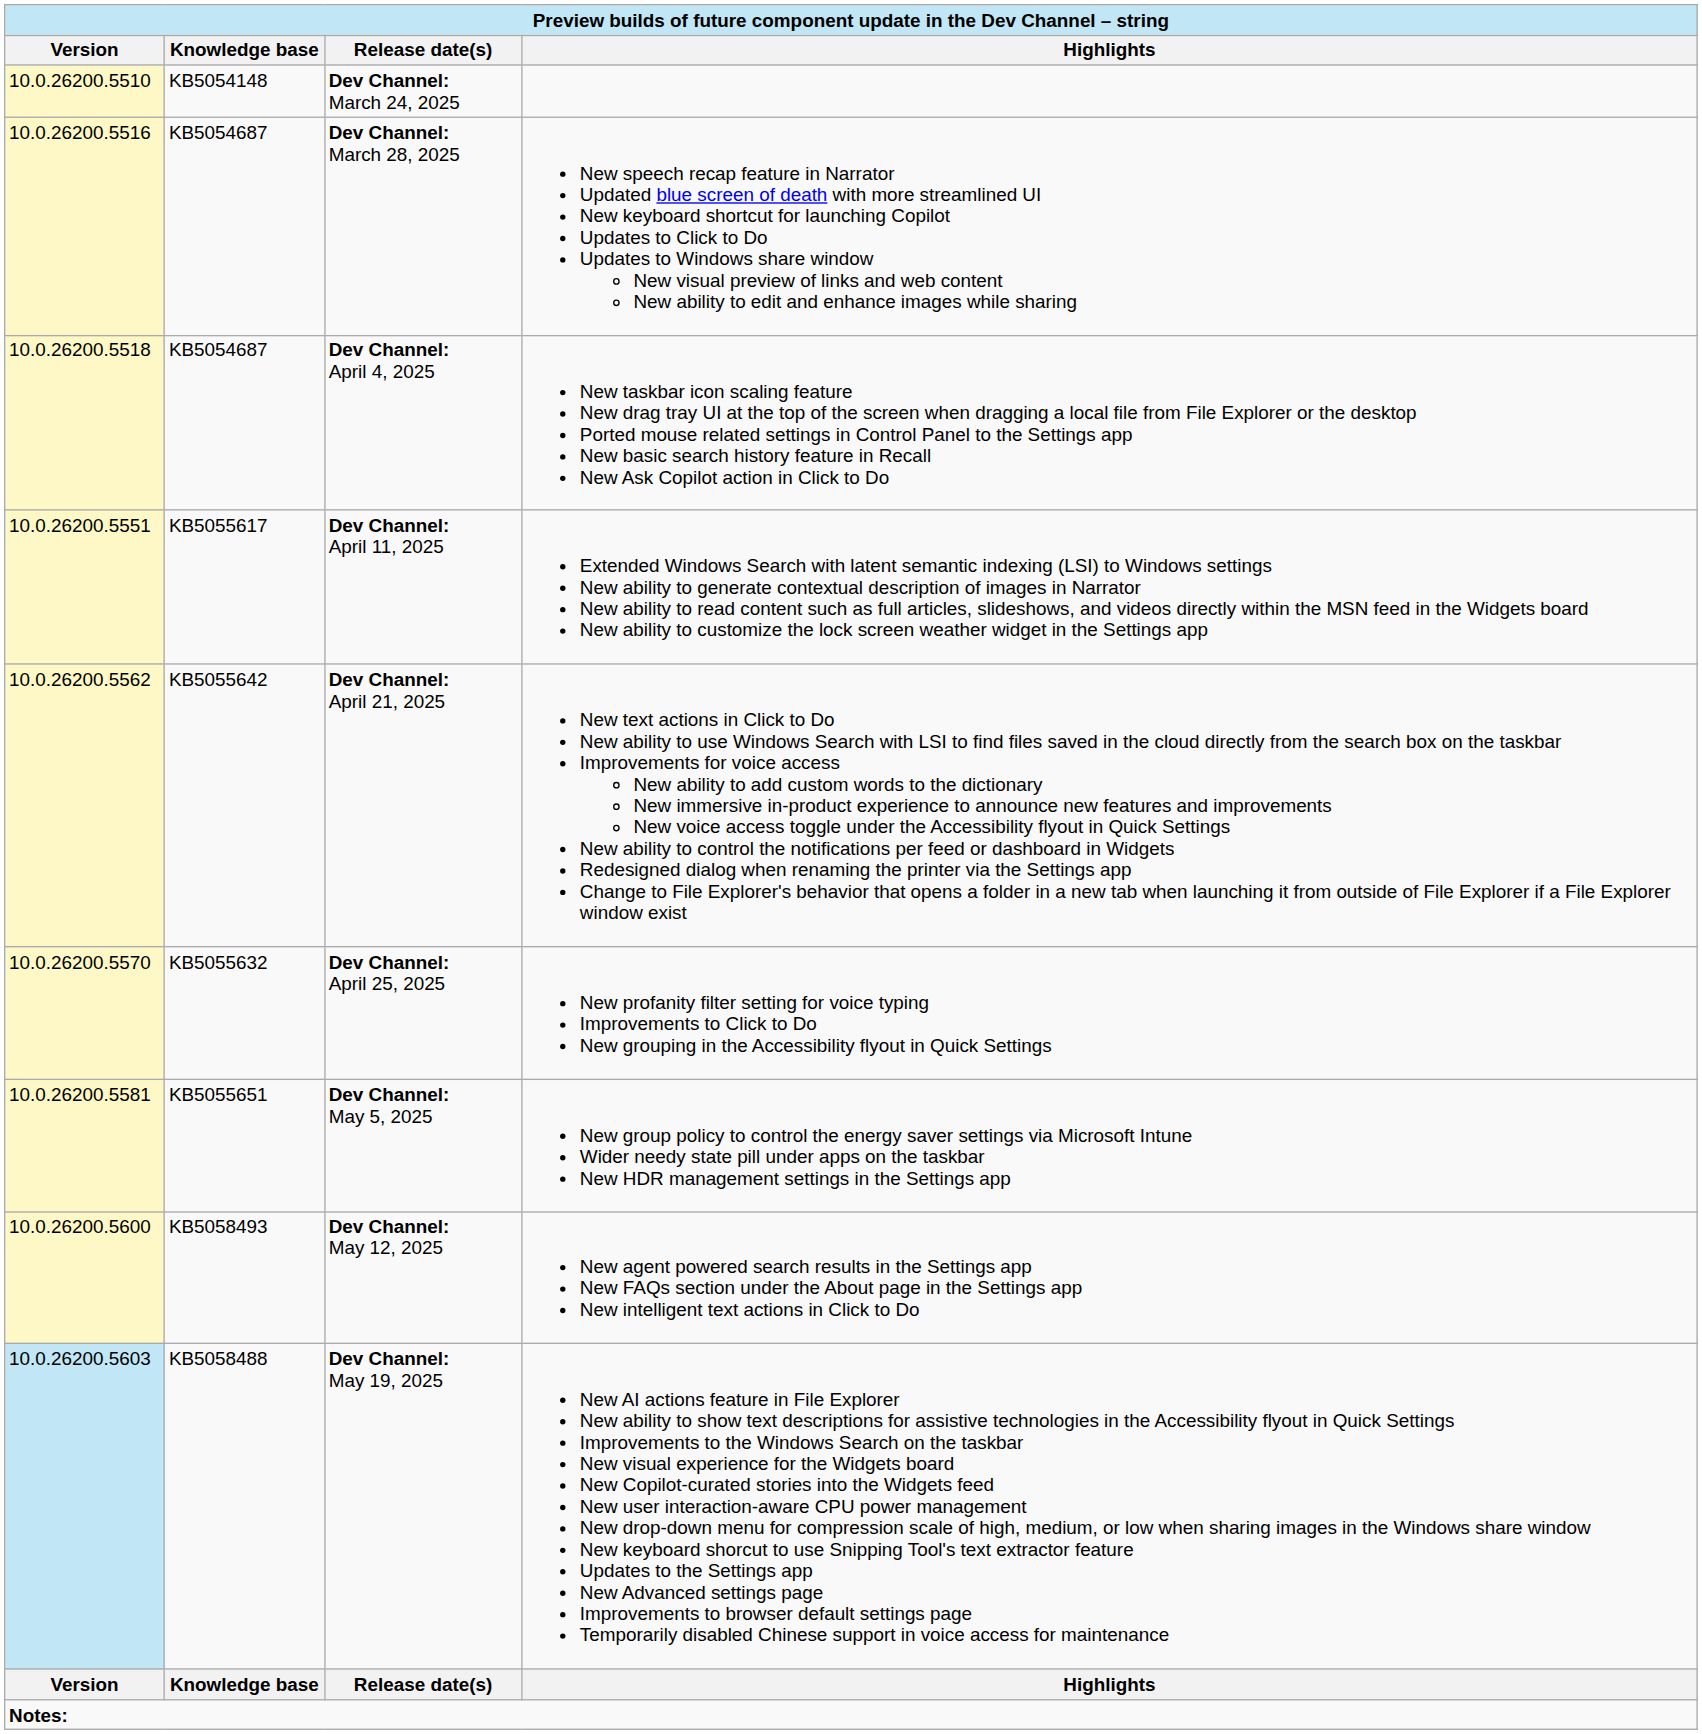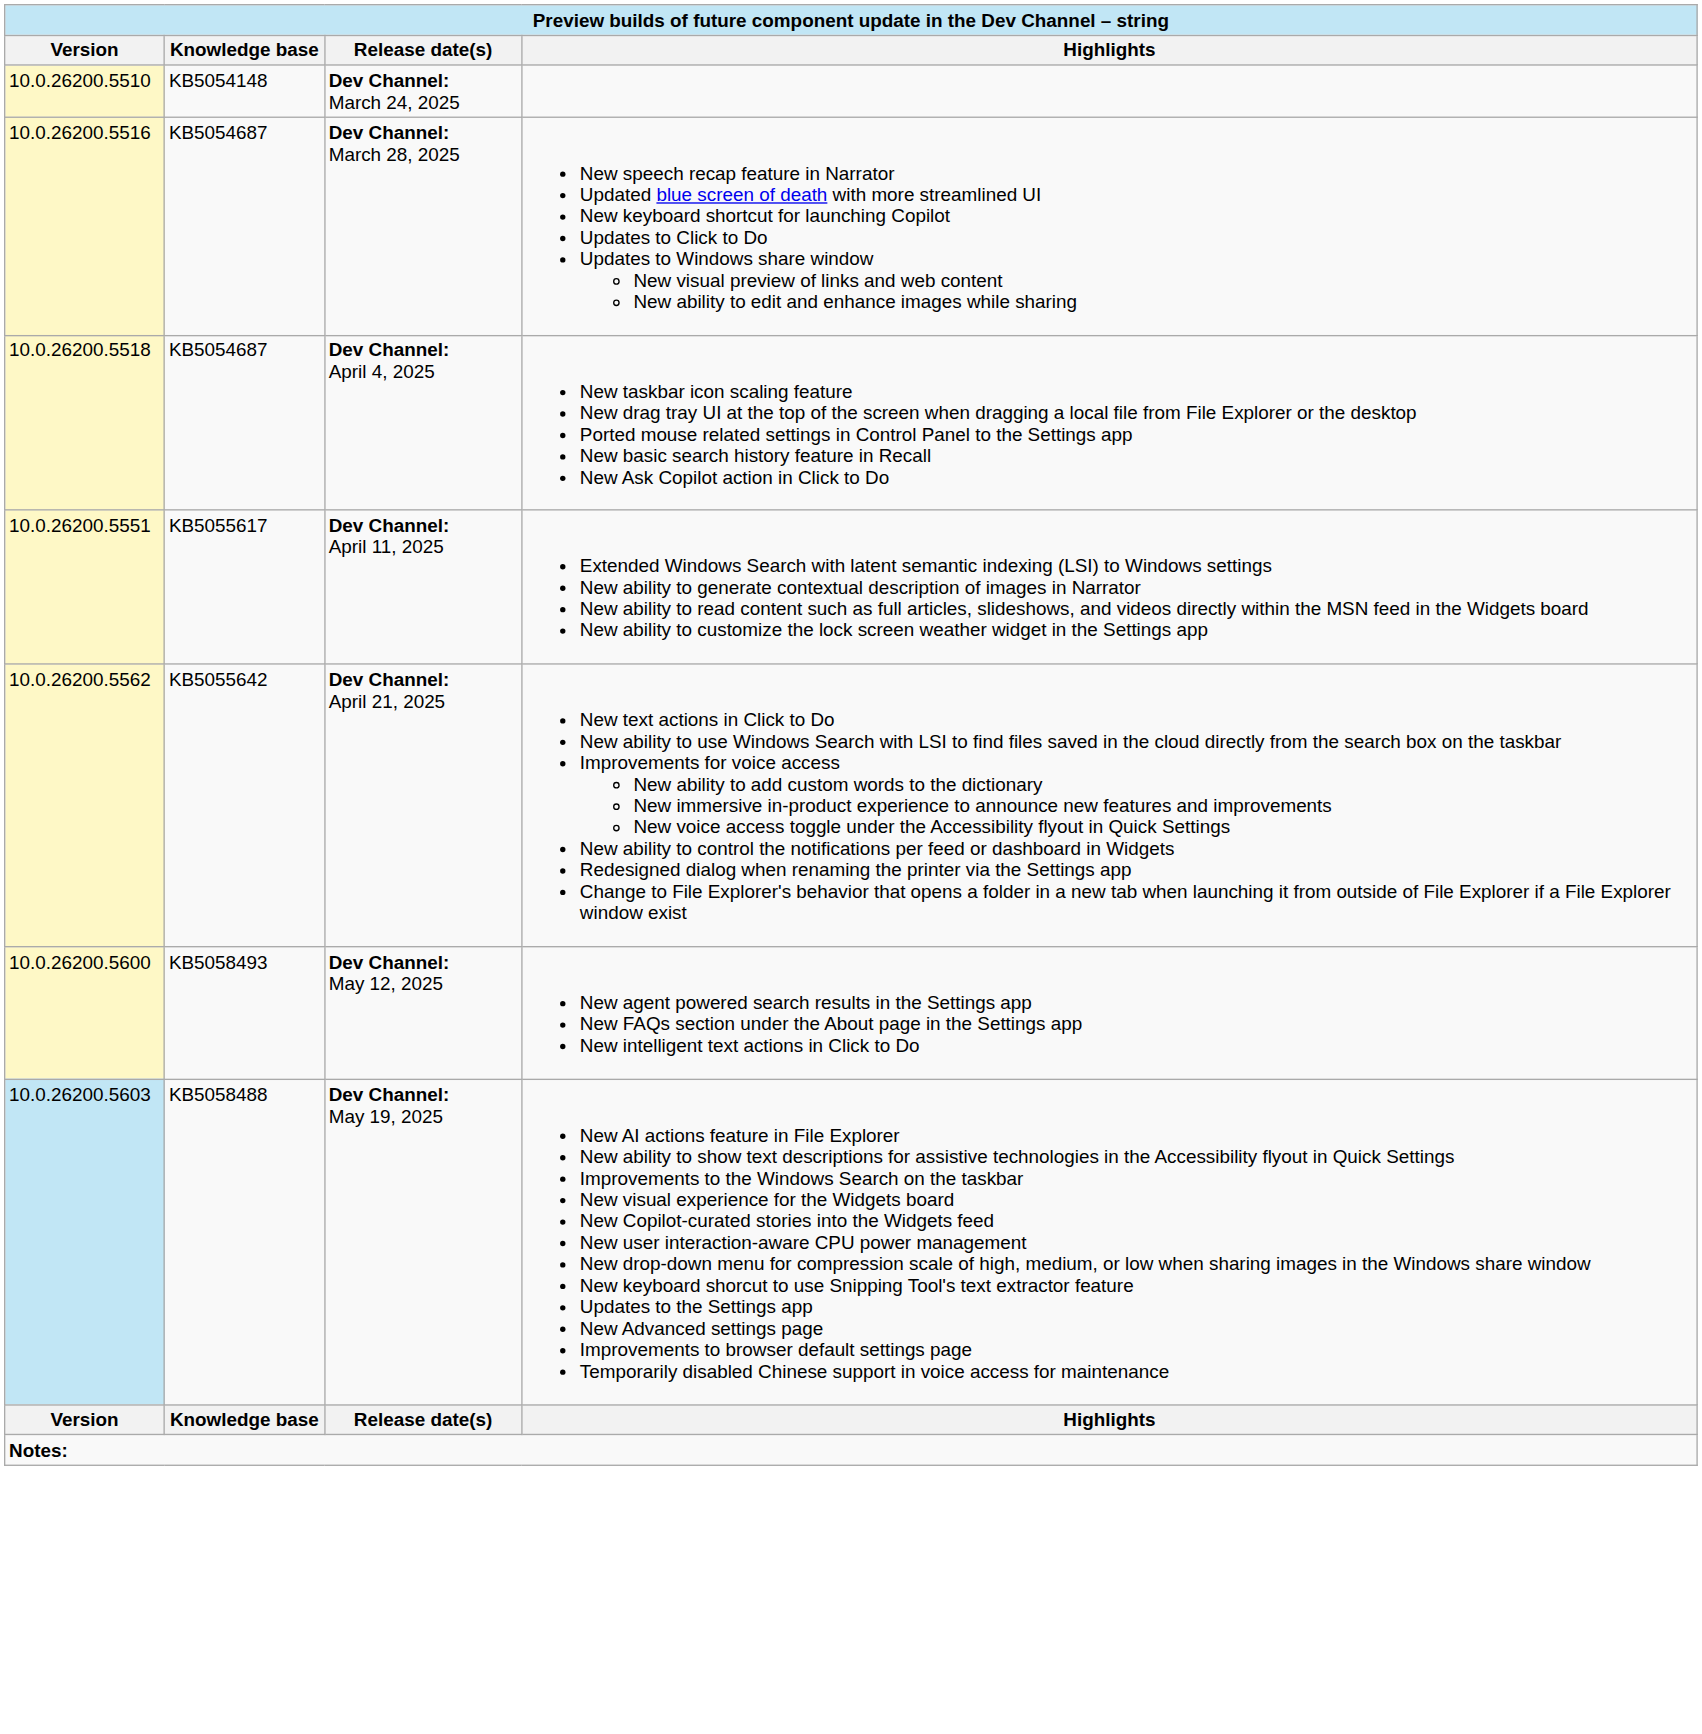- row: (389, 973)
- row: (389, 1105)
